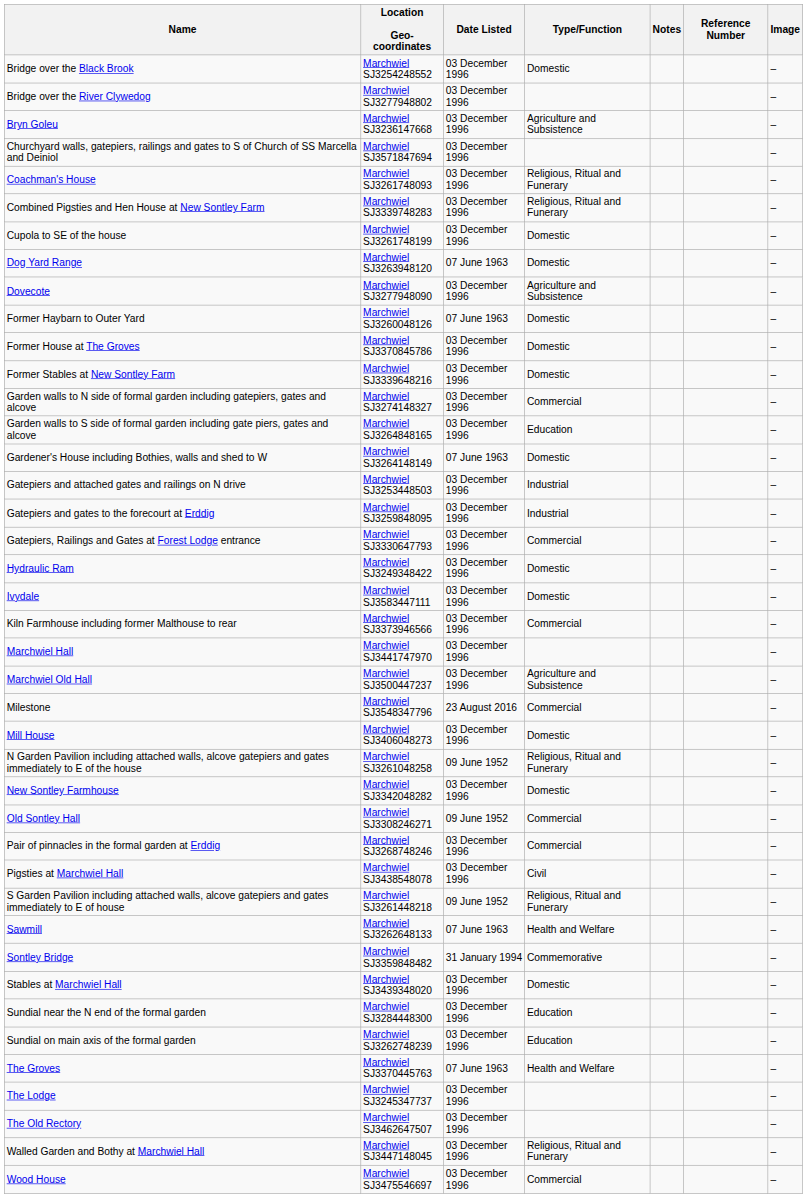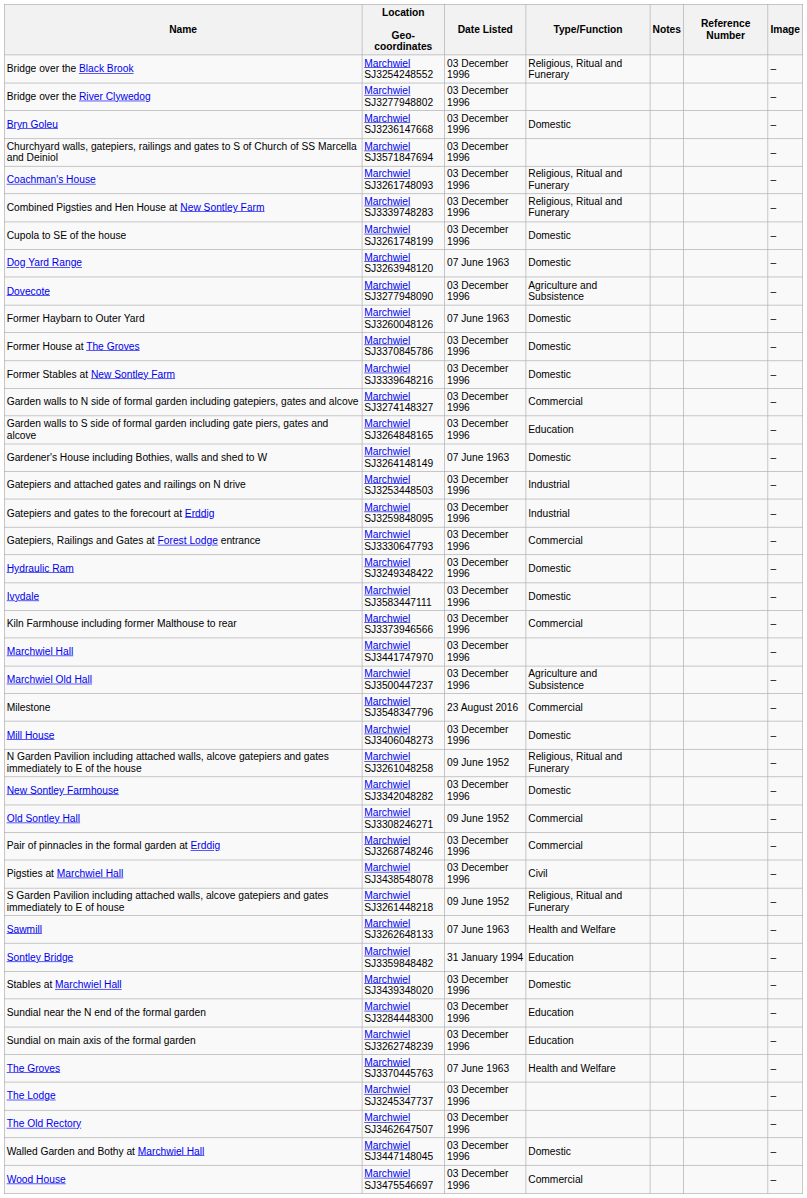(548, 69) Domestic -> (575, 69) Religious, Ritual and Funerary
(561, 124) Agriculture and Subsistence -> (550, 124) Domestic
(565, 957) Commemorative -> (551, 957) Education
(574, 1151) Religious, Ritual and Funerary -> (550, 1151) Domestic
